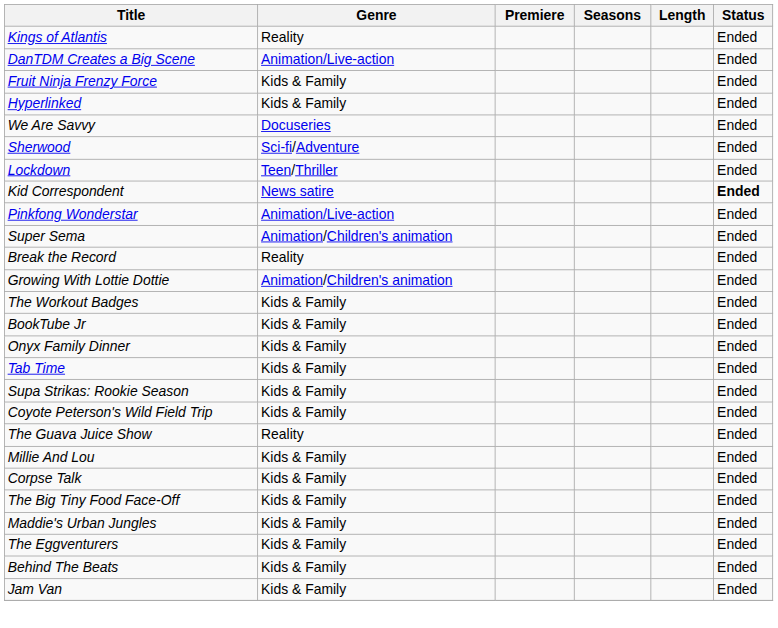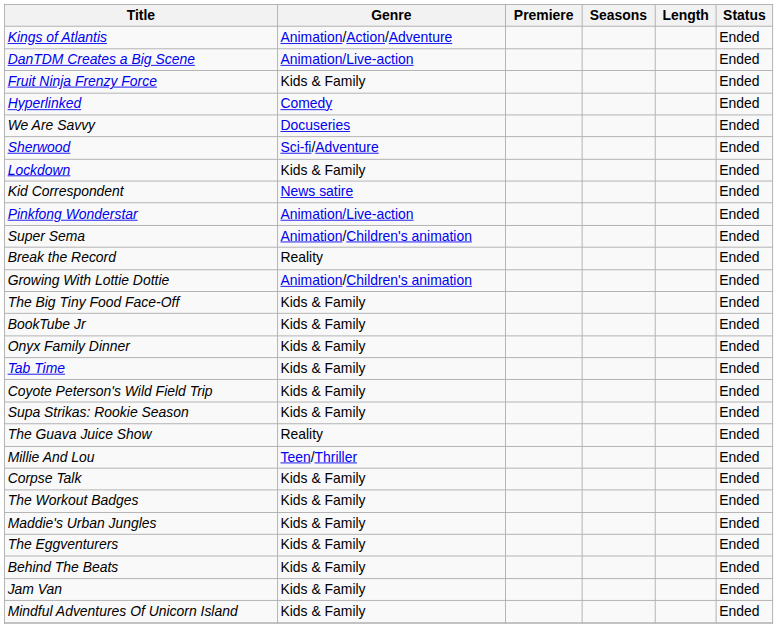(282, 37) Reality -> (366, 37) Animation/Action/Adventure
(304, 103) Kids & Family -> (306, 103) Comedy
(299, 170) Teen/Thriller -> (323, 170) Kids & Family
(738, 192) bold -> (739, 192) normal
rows swapped: (73, 302) <-> (93, 501)
rows swapped: (98, 390) <-> (110, 412)
(304, 457) Kids & Family -> (319, 457) Teen/Thriller
+ row: (123, 611)
